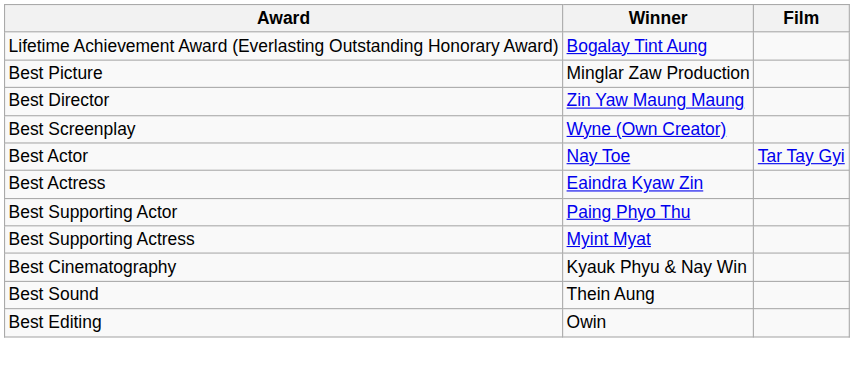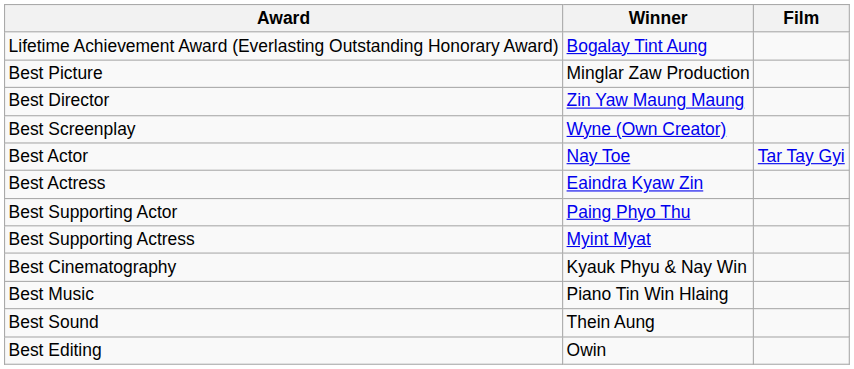+ row: (51, 294)
